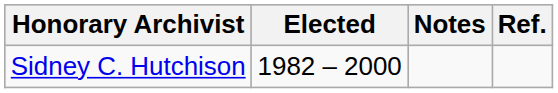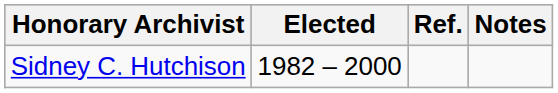columns swapped: (450, 25) <-> (522, 25)
